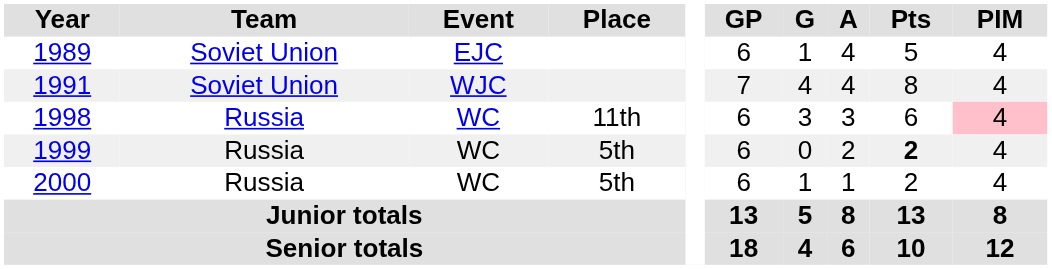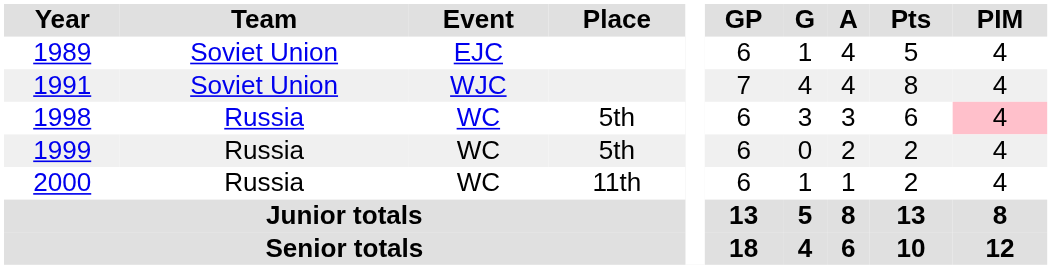(617, 117) 11th -> (617, 117) 5th
(911, 150) bold -> (911, 150) normal
(617, 182) 5th -> (617, 182) 11th
